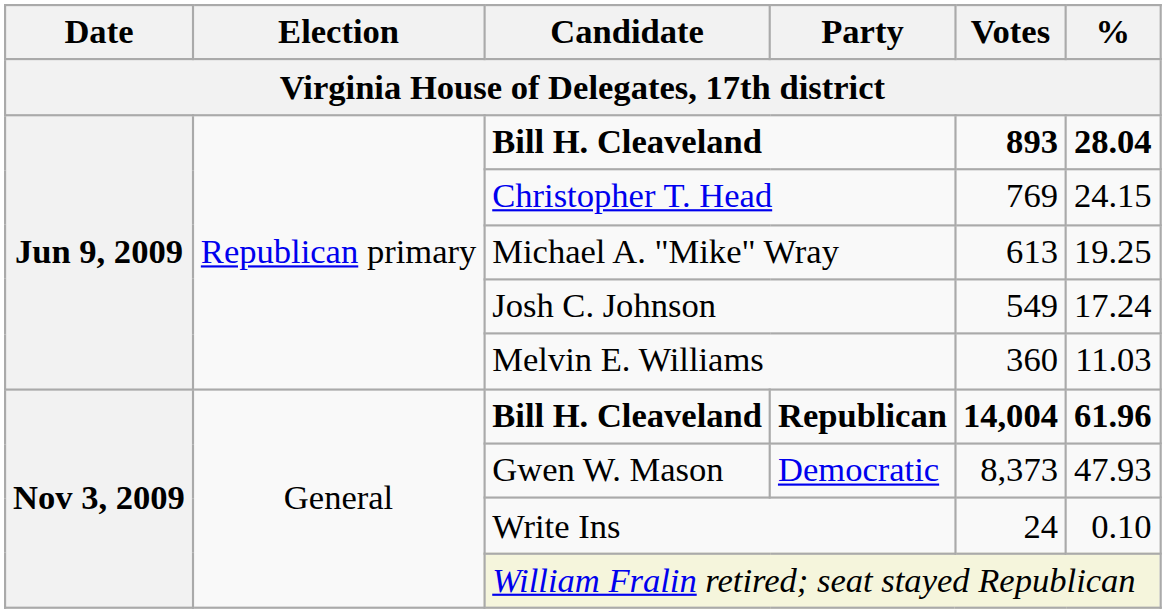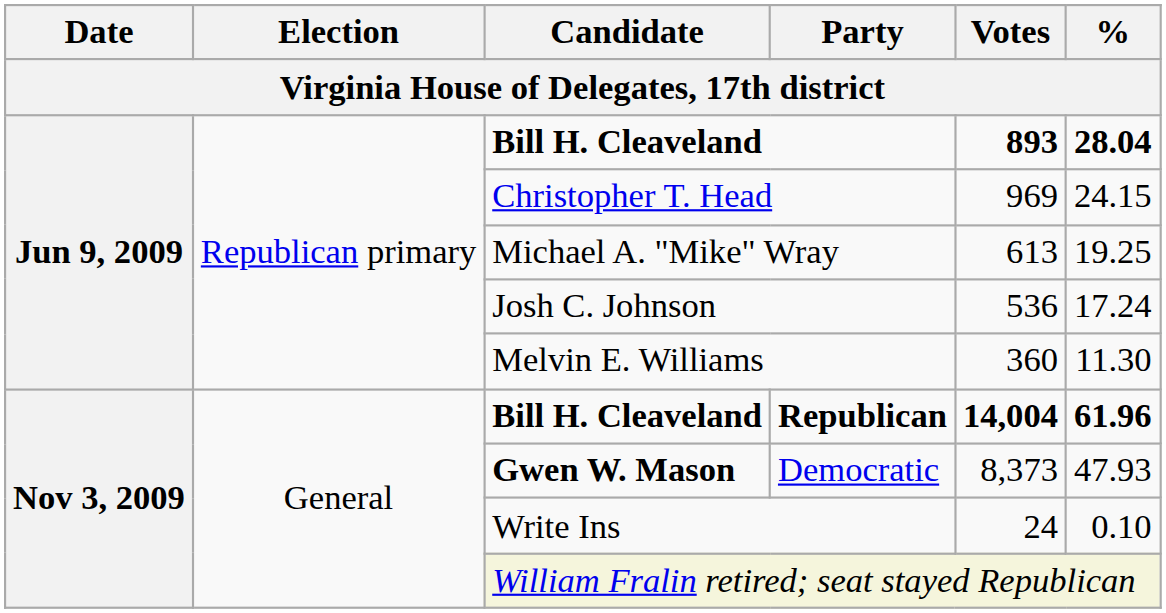(1032, 196) 769 -> (1032, 196) 969
(1032, 305) 549 -> (1032, 305) 536
(1113, 360) 11.03 -> (1113, 360) 11.30
(608, 470) normal -> (614, 470) bold
